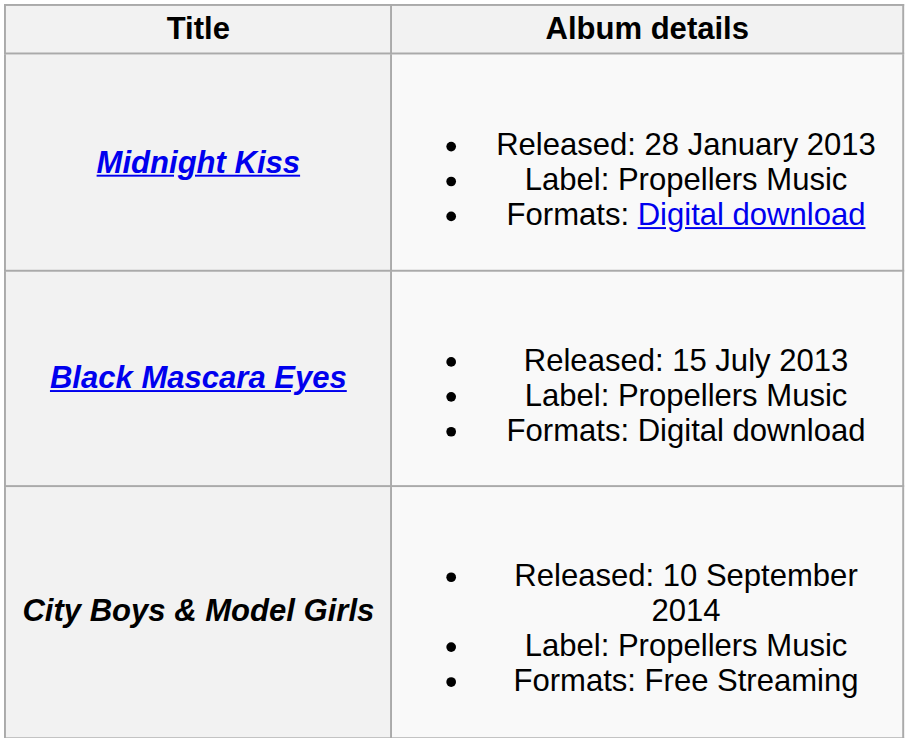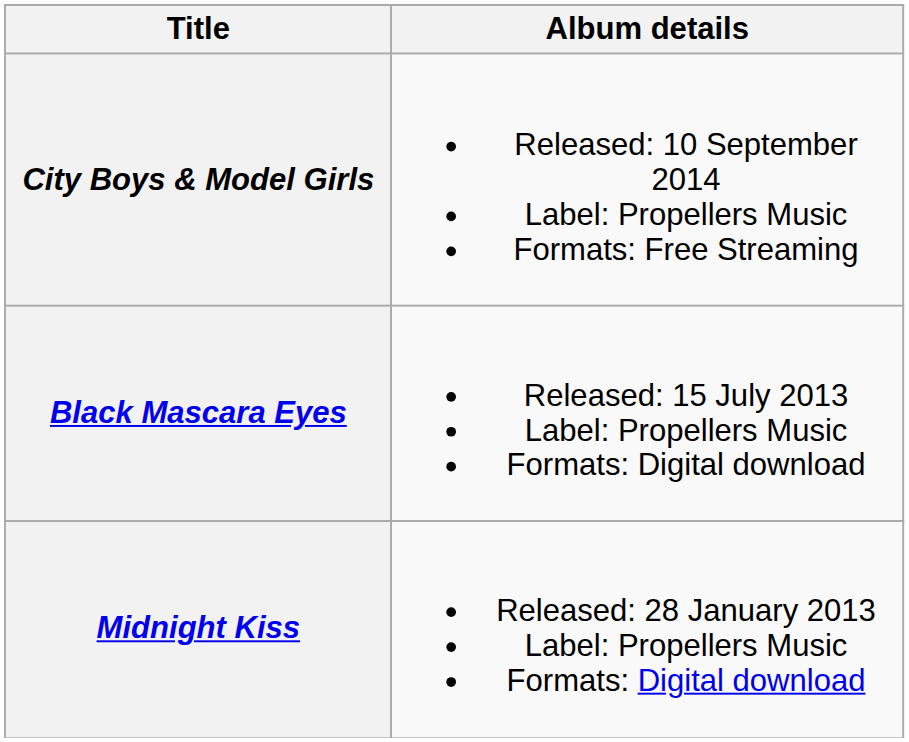rows swapped: (198, 161) <-> (198, 611)
